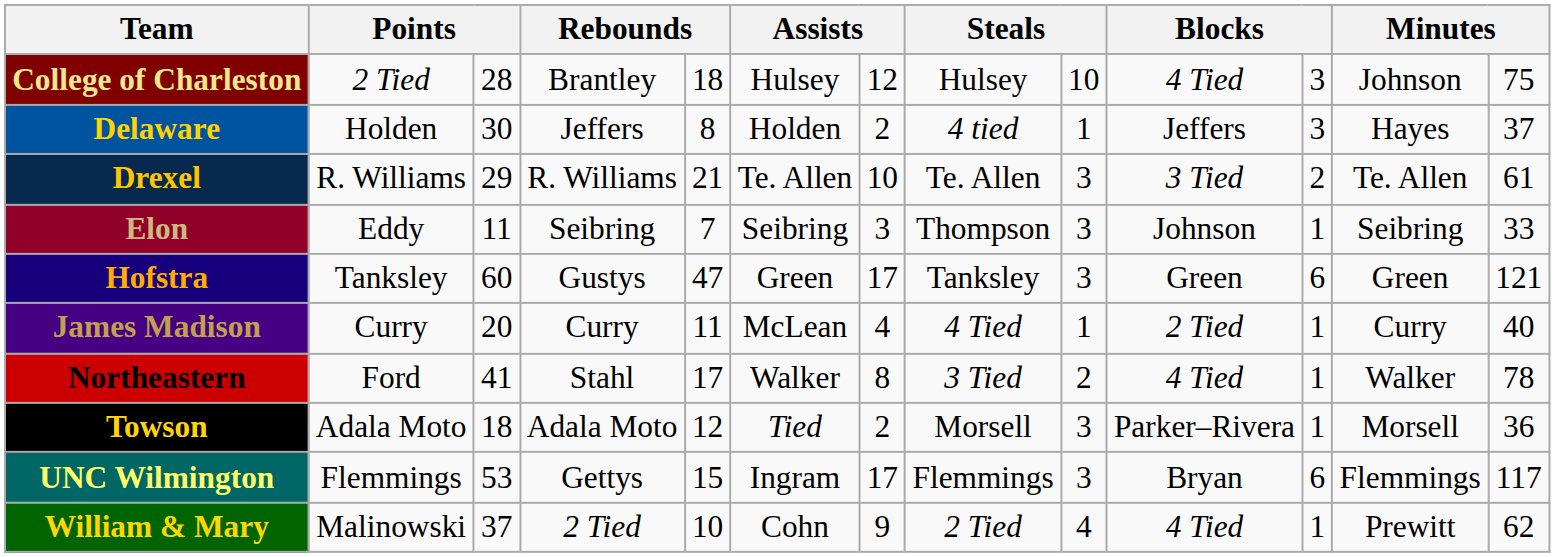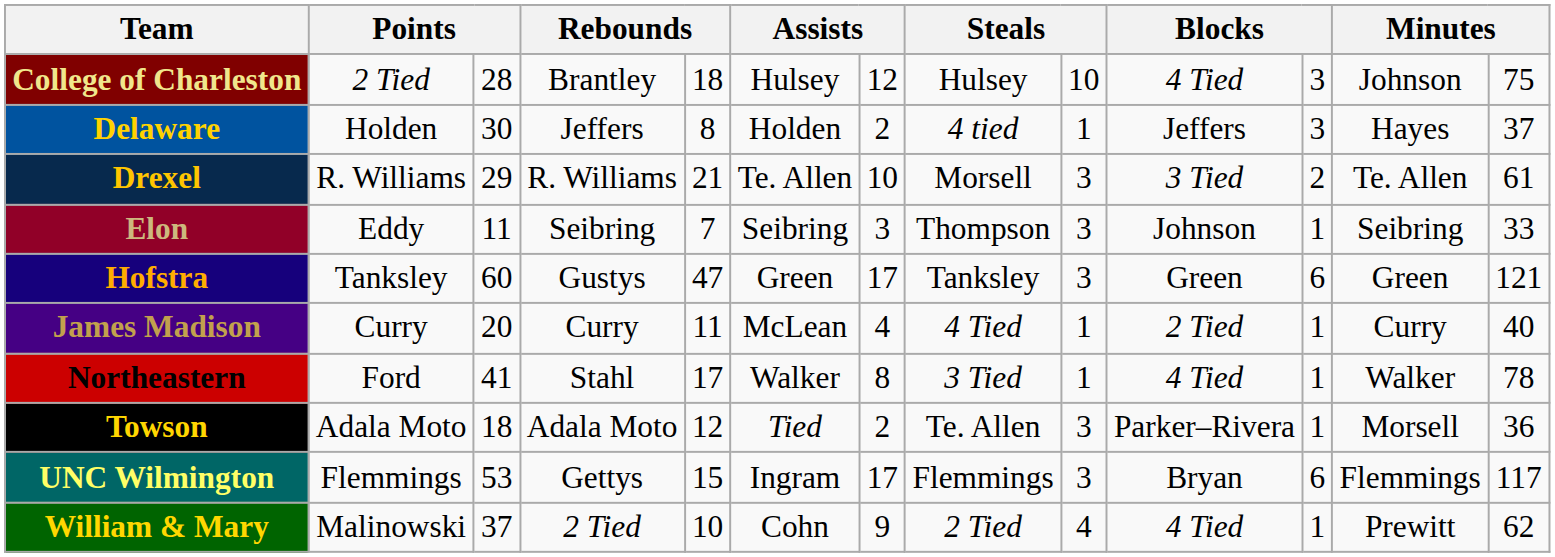(983, 178) Te. Allen -> (983, 178) Morsell
(1084, 377) 2 -> (1084, 377) 1
(983, 427) Morsell -> (983, 427) Te. Allen
